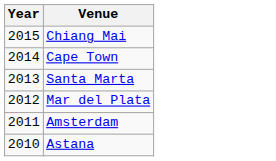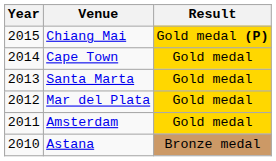+ column: (213, 16)
